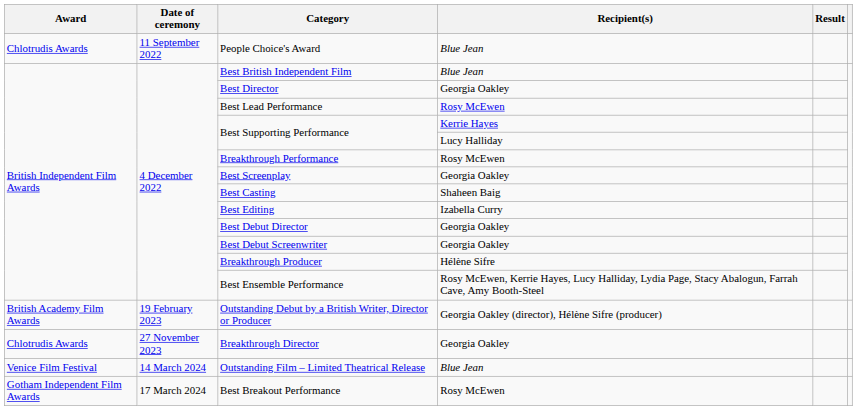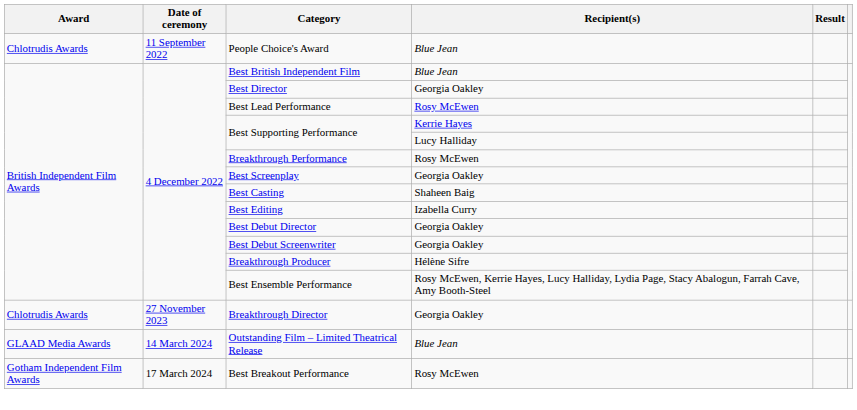- row: (324, 314)
(52, 367) Venice Film Festival -> (59, 344) GLAAD Media Awards
